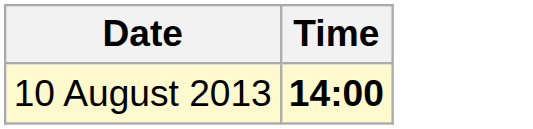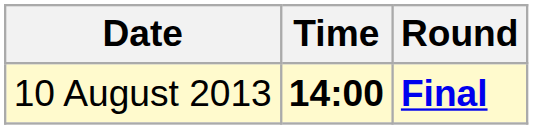+ column: (460, 33)
